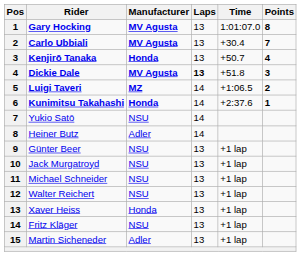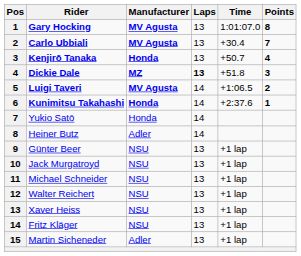(153, 73) MV Agusta -> (135, 73) MZ
(135, 88) MZ -> (153, 88) MV Agusta
(139, 118) NSU -> (143, 118) Honda
(143, 209) Honda -> (139, 209) NSU
